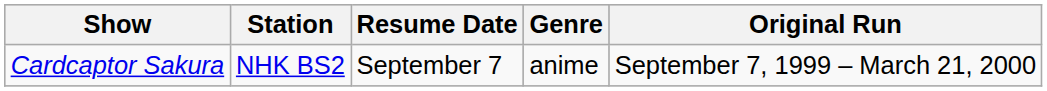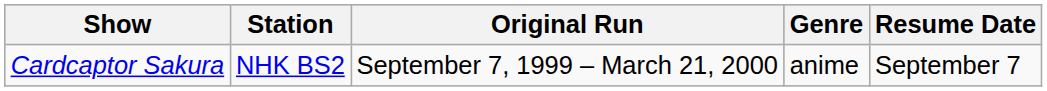columns swapped: (437, 24) <-> (825, 24)
